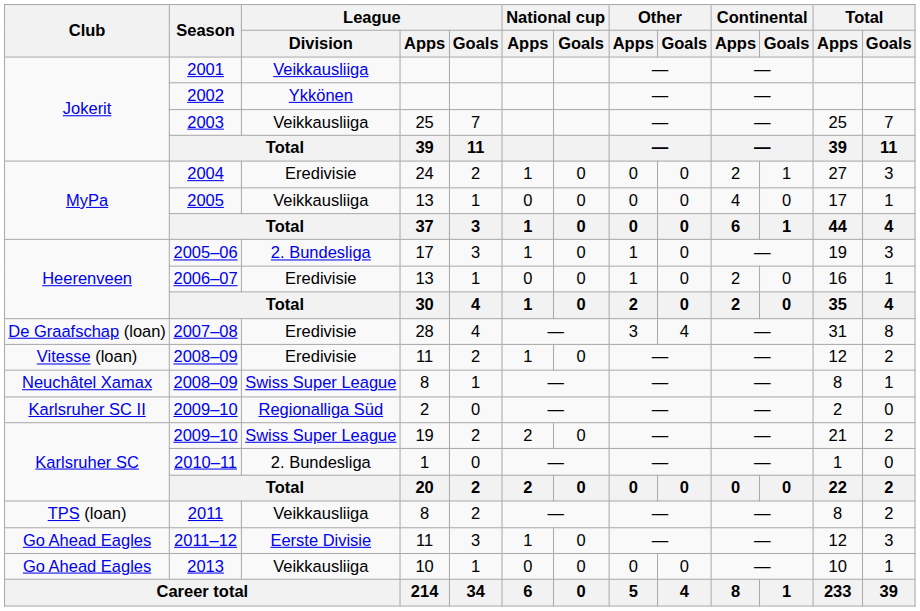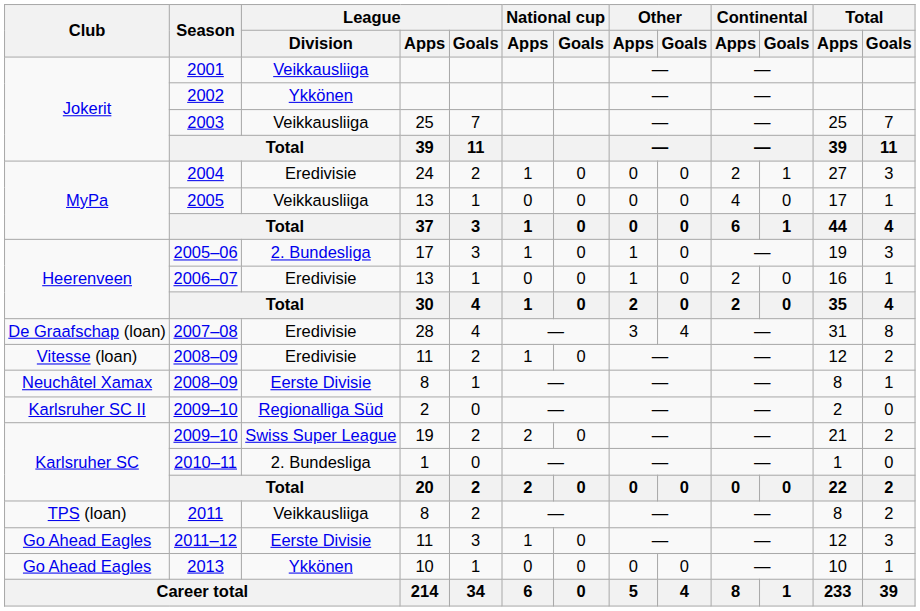(321, 383) Swiss Super League -> (321, 383) Eerste Divisie
(321, 566) Veikkausliiga -> (321, 566) Ykkönen
